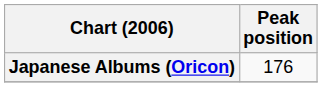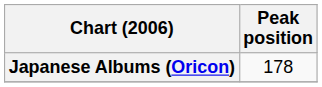(278, 67) 176 -> (278, 67) 178
